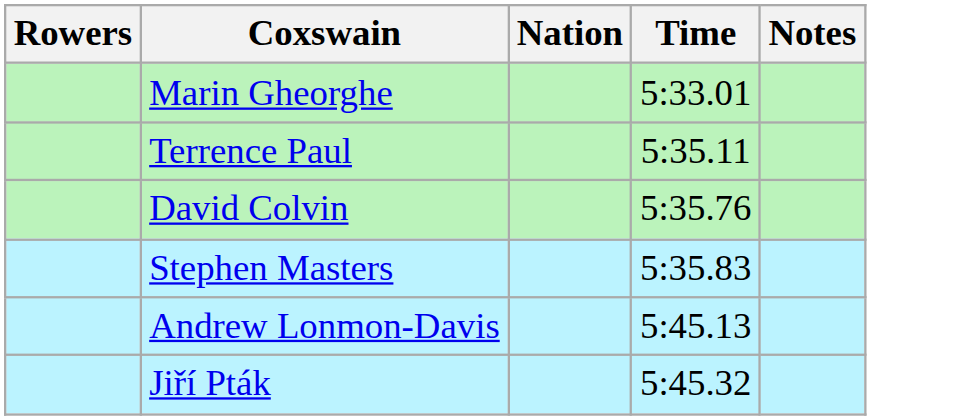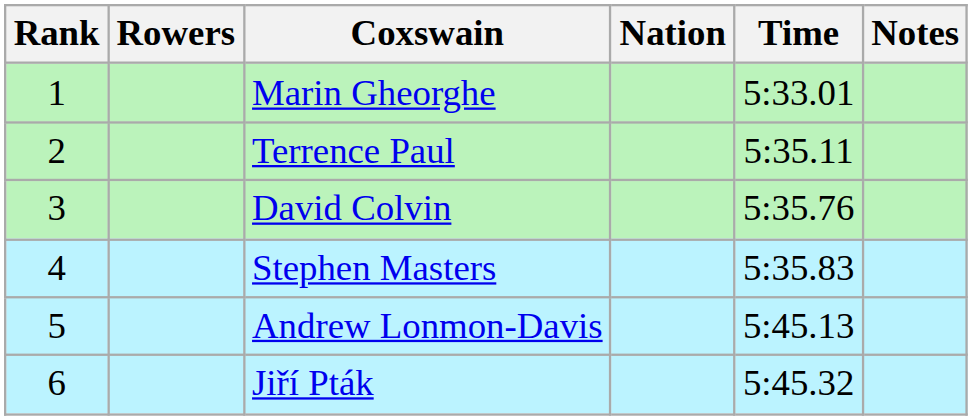+ column: (57, 33)
